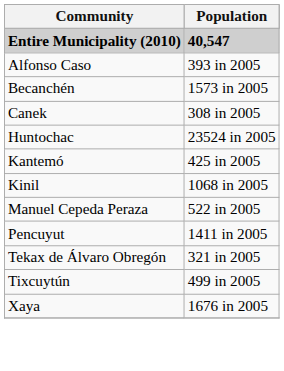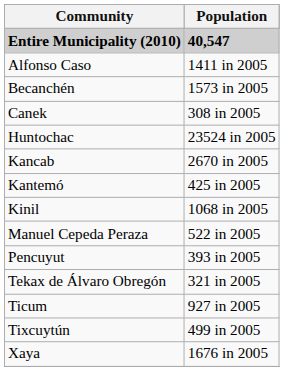(224, 64) 393 in 2005 -> (228, 64) 1411 in 2005
+ row: (31, 161)
(228, 233) 1411 in 2005 -> (224, 257) 393 in 2005
+ row: (28, 305)
